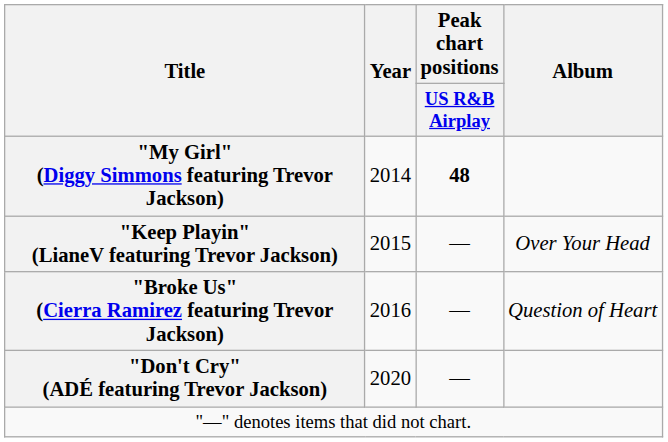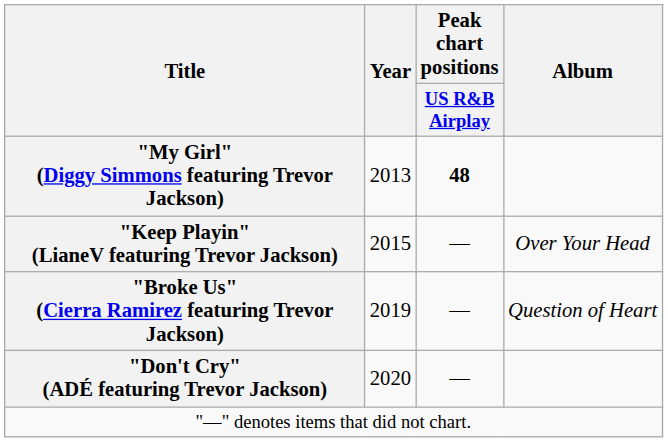(390, 175) 2014 -> (390, 175) 2013
(390, 310) 2016 -> (390, 310) 2019
